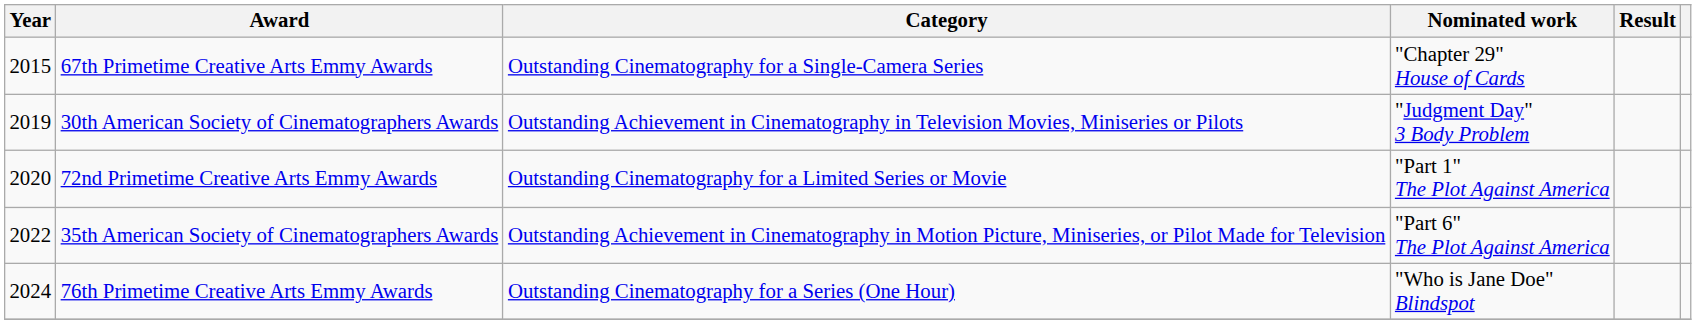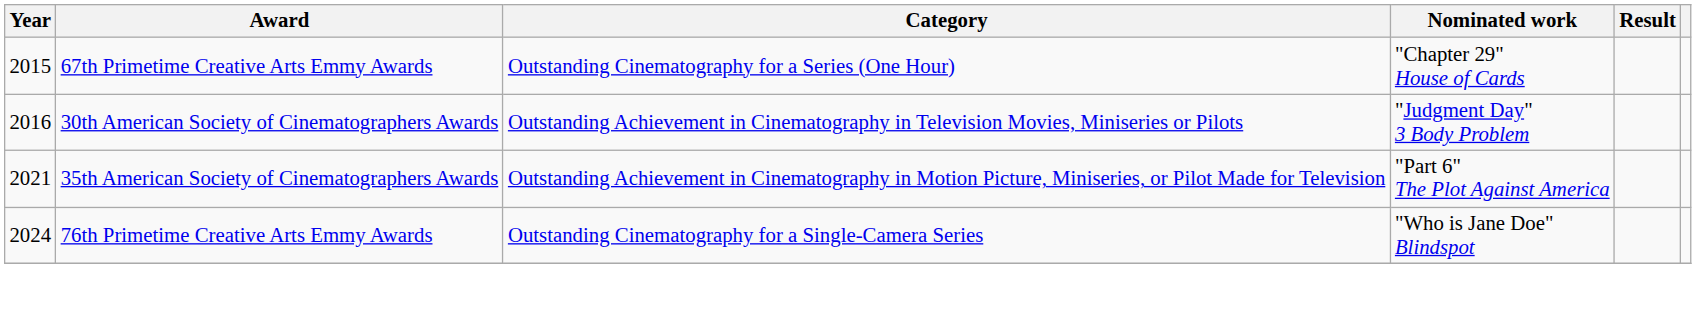(746, 65) Outstanding Cinematography for a Single-Camera Series -> (731, 65) Outstanding Cinematography for a Series (One Hour)
(30, 122) 2019 -> (30, 122) 2016
- row: (249, 178)
(30, 234) 2022 -> (30, 178) 2021
(731, 291) Outstanding Cinematography for a Series (One Hour) -> (746, 234) Outstanding Cinematography for a Single-Camera Series
